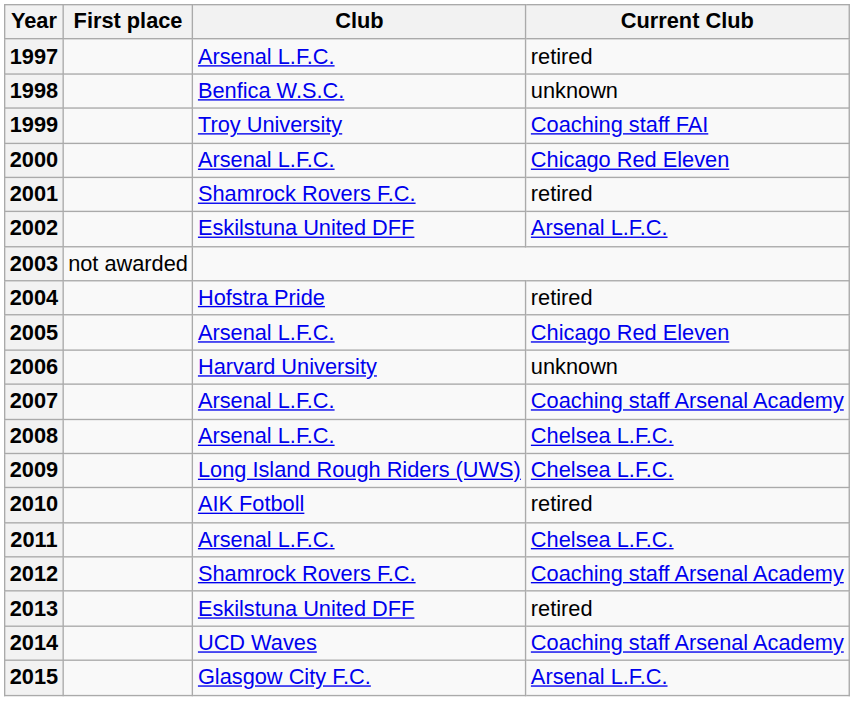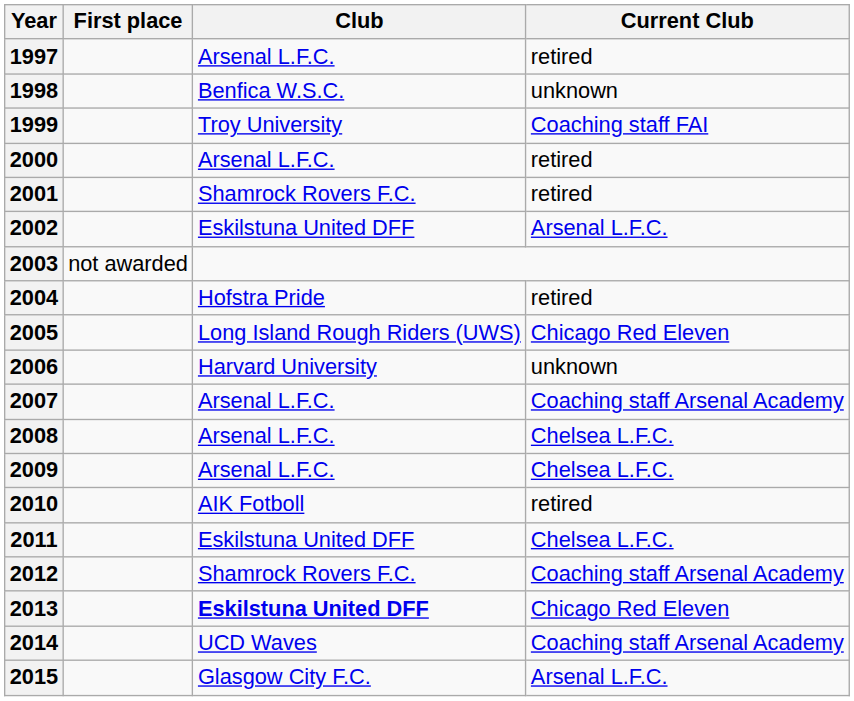(630, 159) Chicago Red Eleven -> (562, 159) retired
(266, 332) Arsenal L.F.C. -> (359, 332) Long Island Rough Riders (UWS)
(359, 470) Long Island Rough Riders (UWS) -> (266, 470) Arsenal L.F.C.
(266, 539) Arsenal L.F.C. -> (306, 539) Eskilstuna United DFF
(306, 608) normal -> (313, 608) bold
(562, 608) retired -> (630, 608) Chicago Red Eleven
